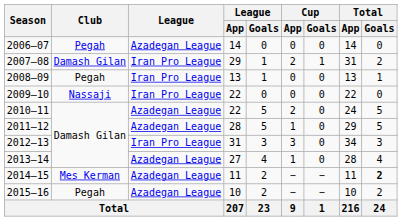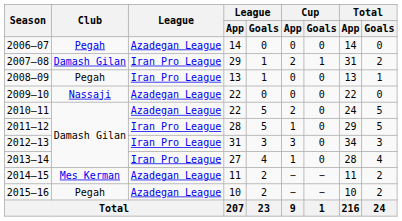(176, 94) Iran Pro League -> (176, 94) Azadegan League
(176, 127) Azadegan League -> (176, 127) Iran Pro League
(176, 159) Azadegan League -> (176, 159) Iran Pro League
(379, 176) bold -> (379, 176) normal
